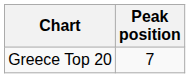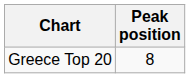(150, 60) 7 -> (150, 60) 8
